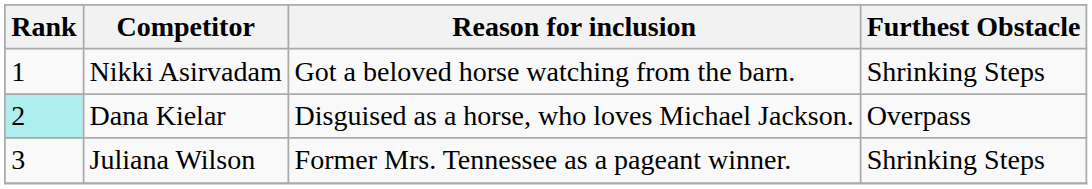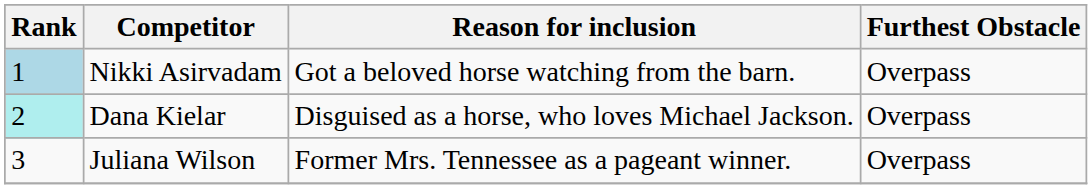(18, 71) no background -> (18, 71) lightblue background
(956, 71) Shrinking Steps -> (919, 71) Overpass
(956, 159) Shrinking Steps -> (919, 159) Overpass
